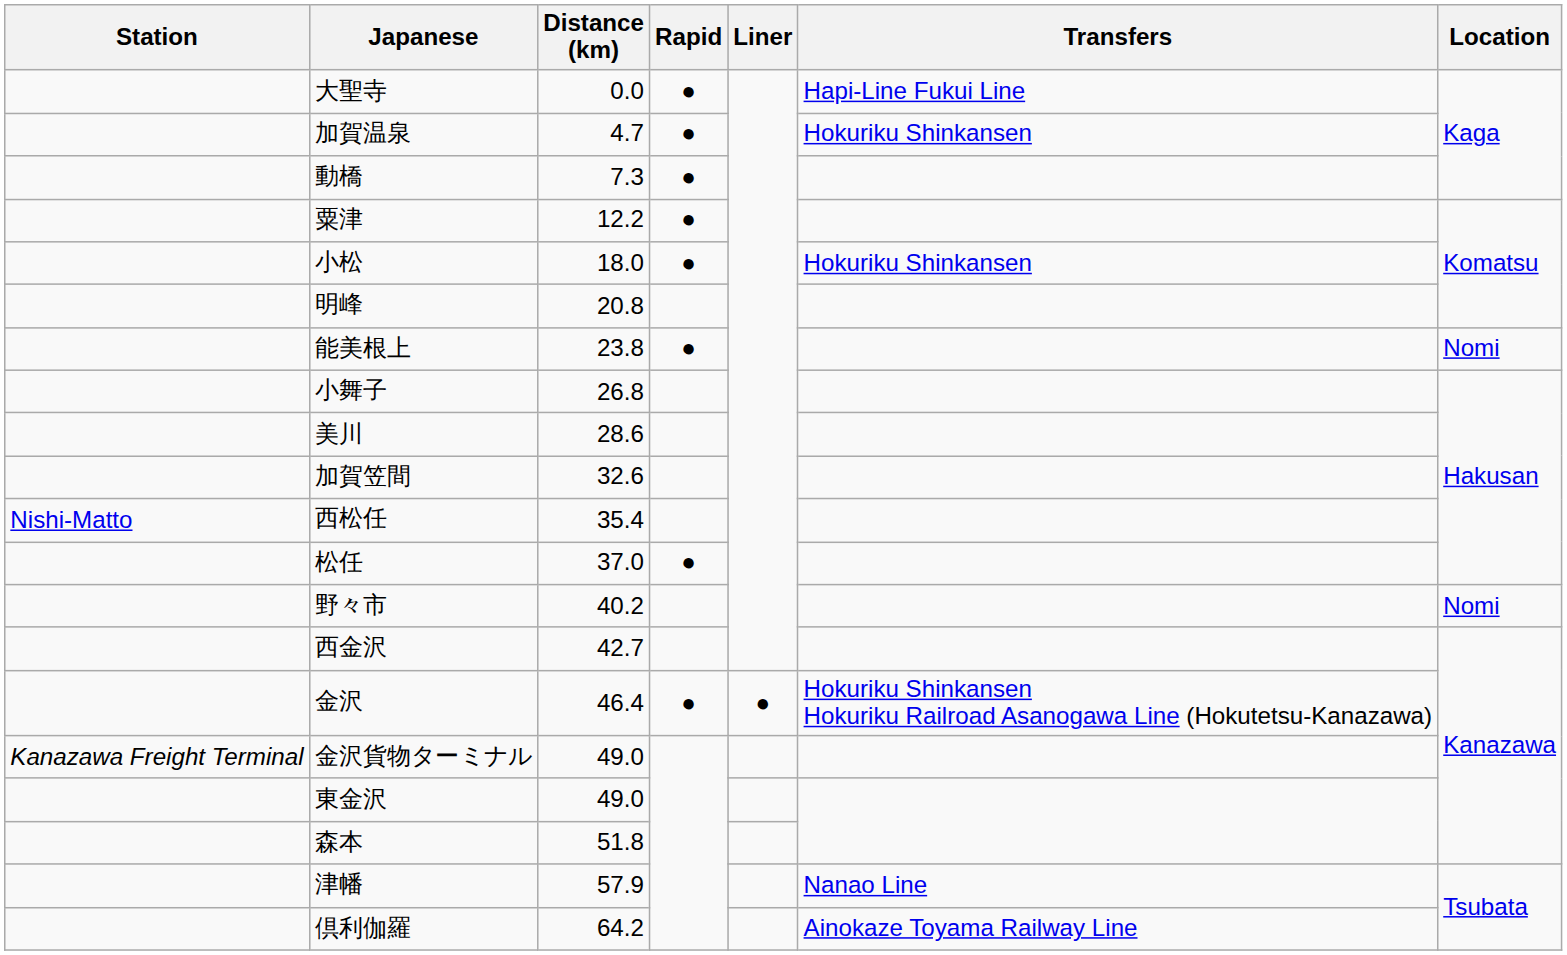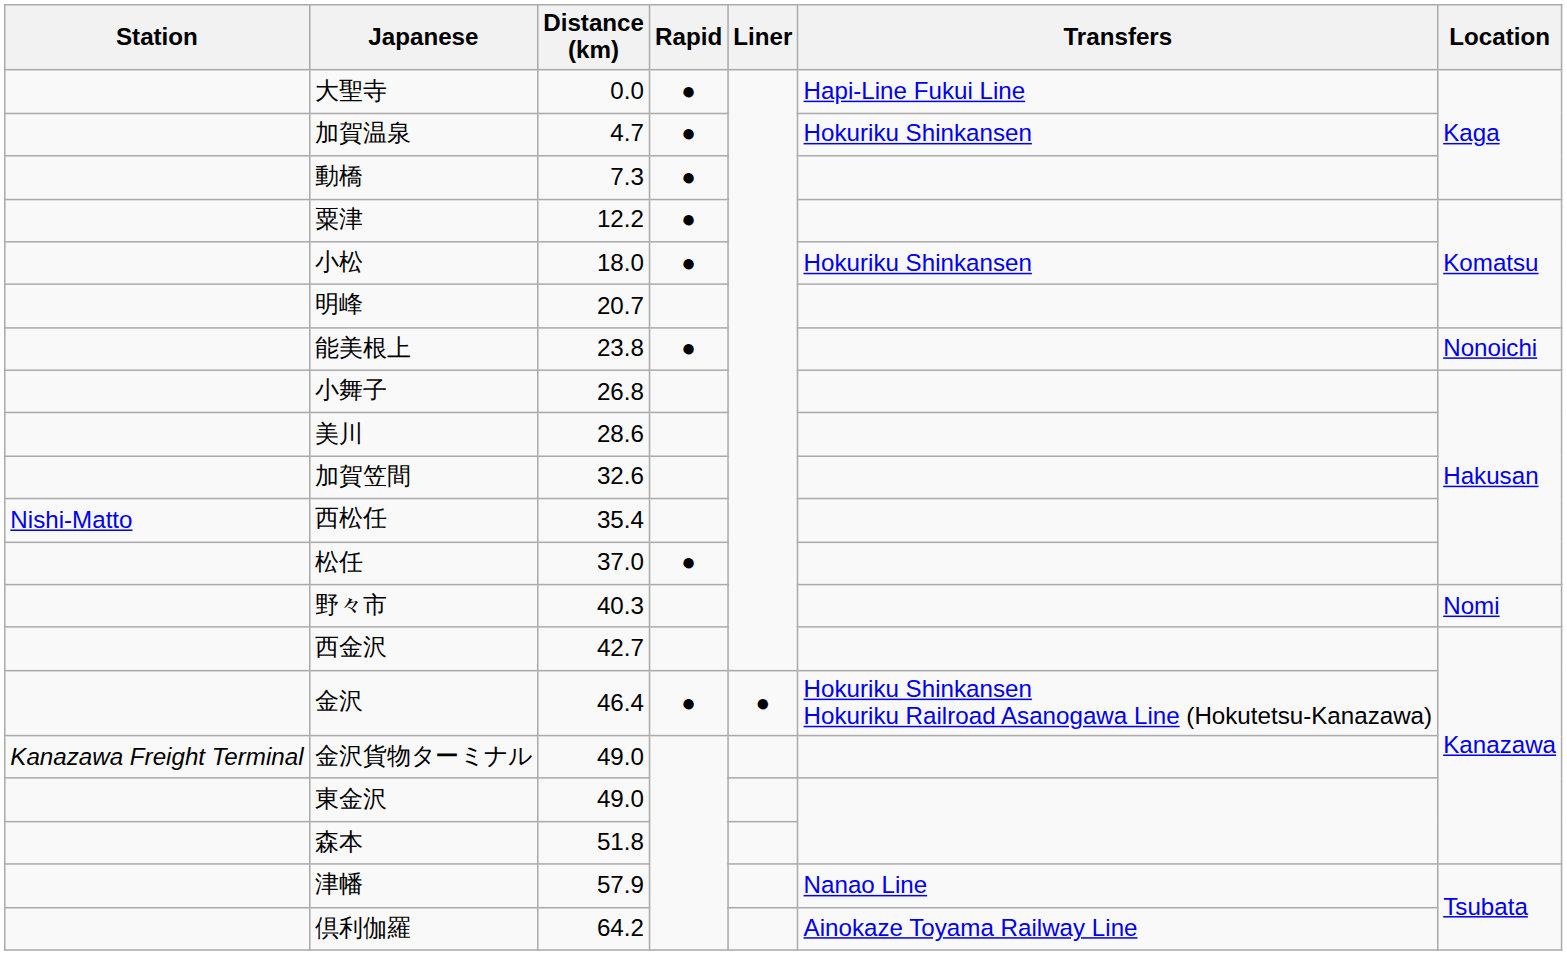(620, 305) 20.8 -> (620, 305) 20.7
(1471, 348) Nomi -> (1490, 348) Nonoichi
(620, 605) 40.2 -> (620, 605) 40.3
